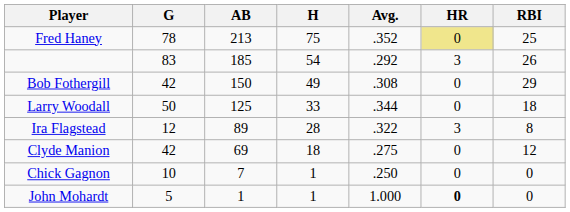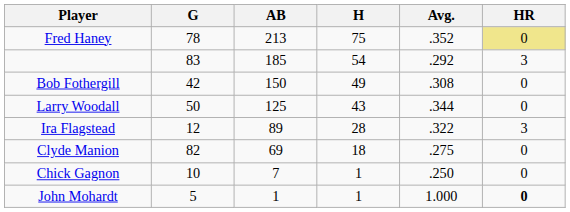- column: (529, 15)
(313, 106) 33 -> (359, 106) 43
(169, 151) 42 -> (193, 151) 82
